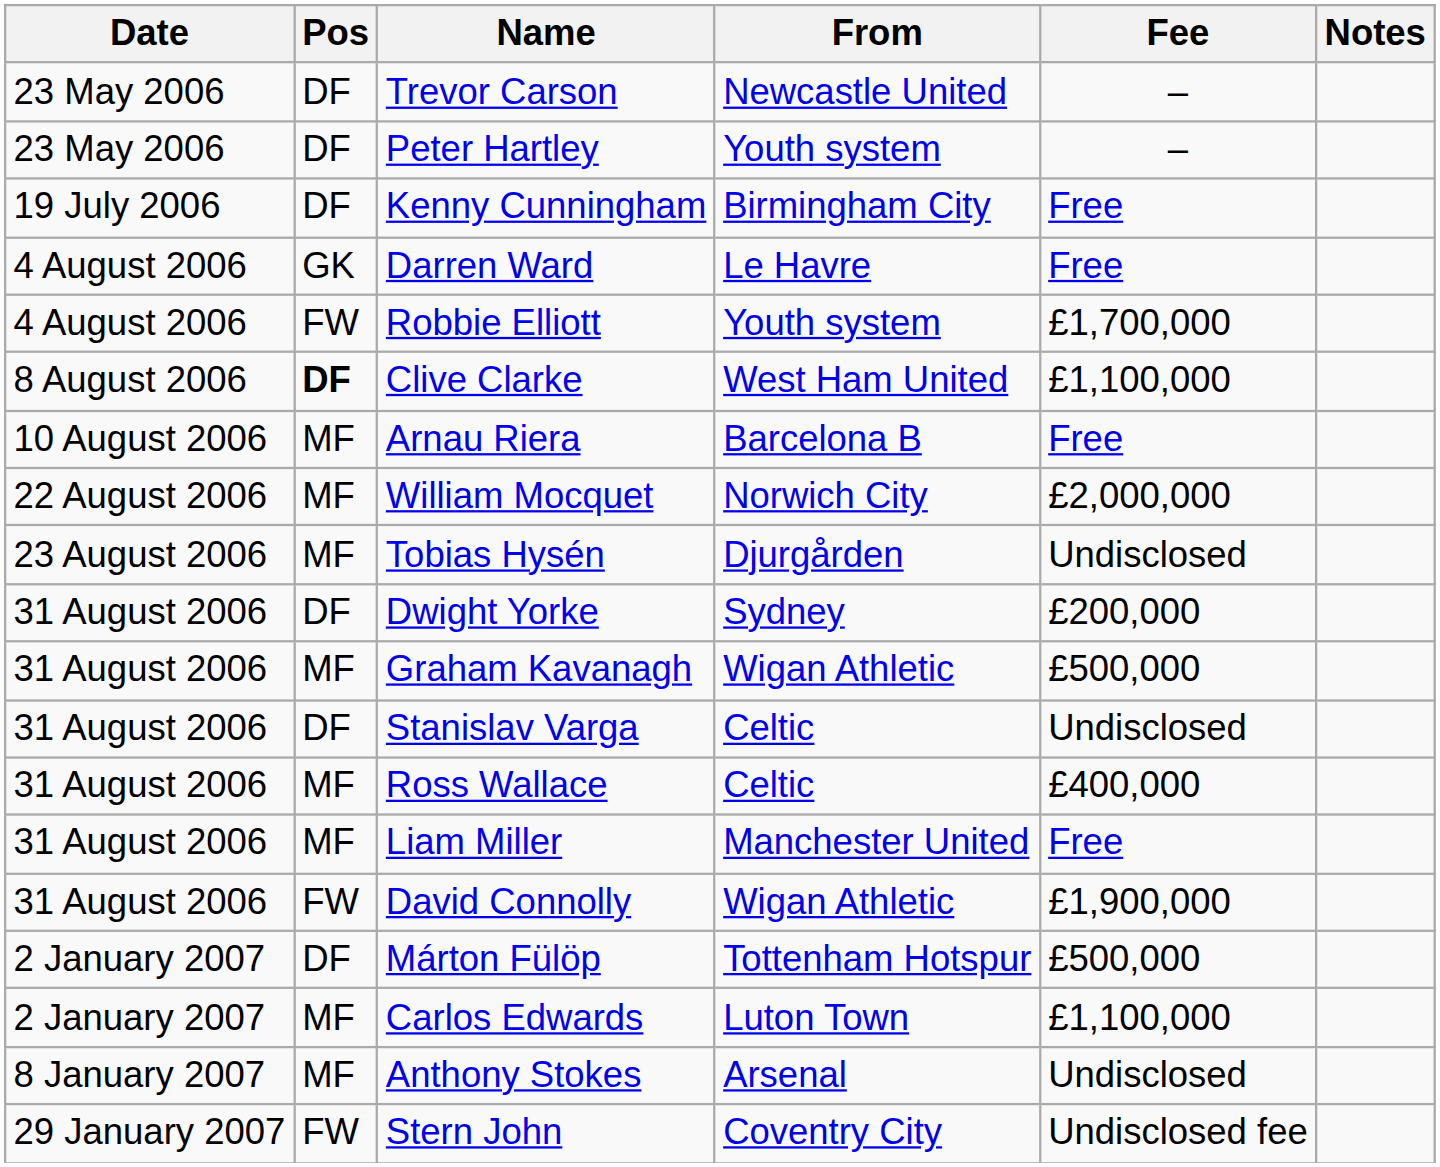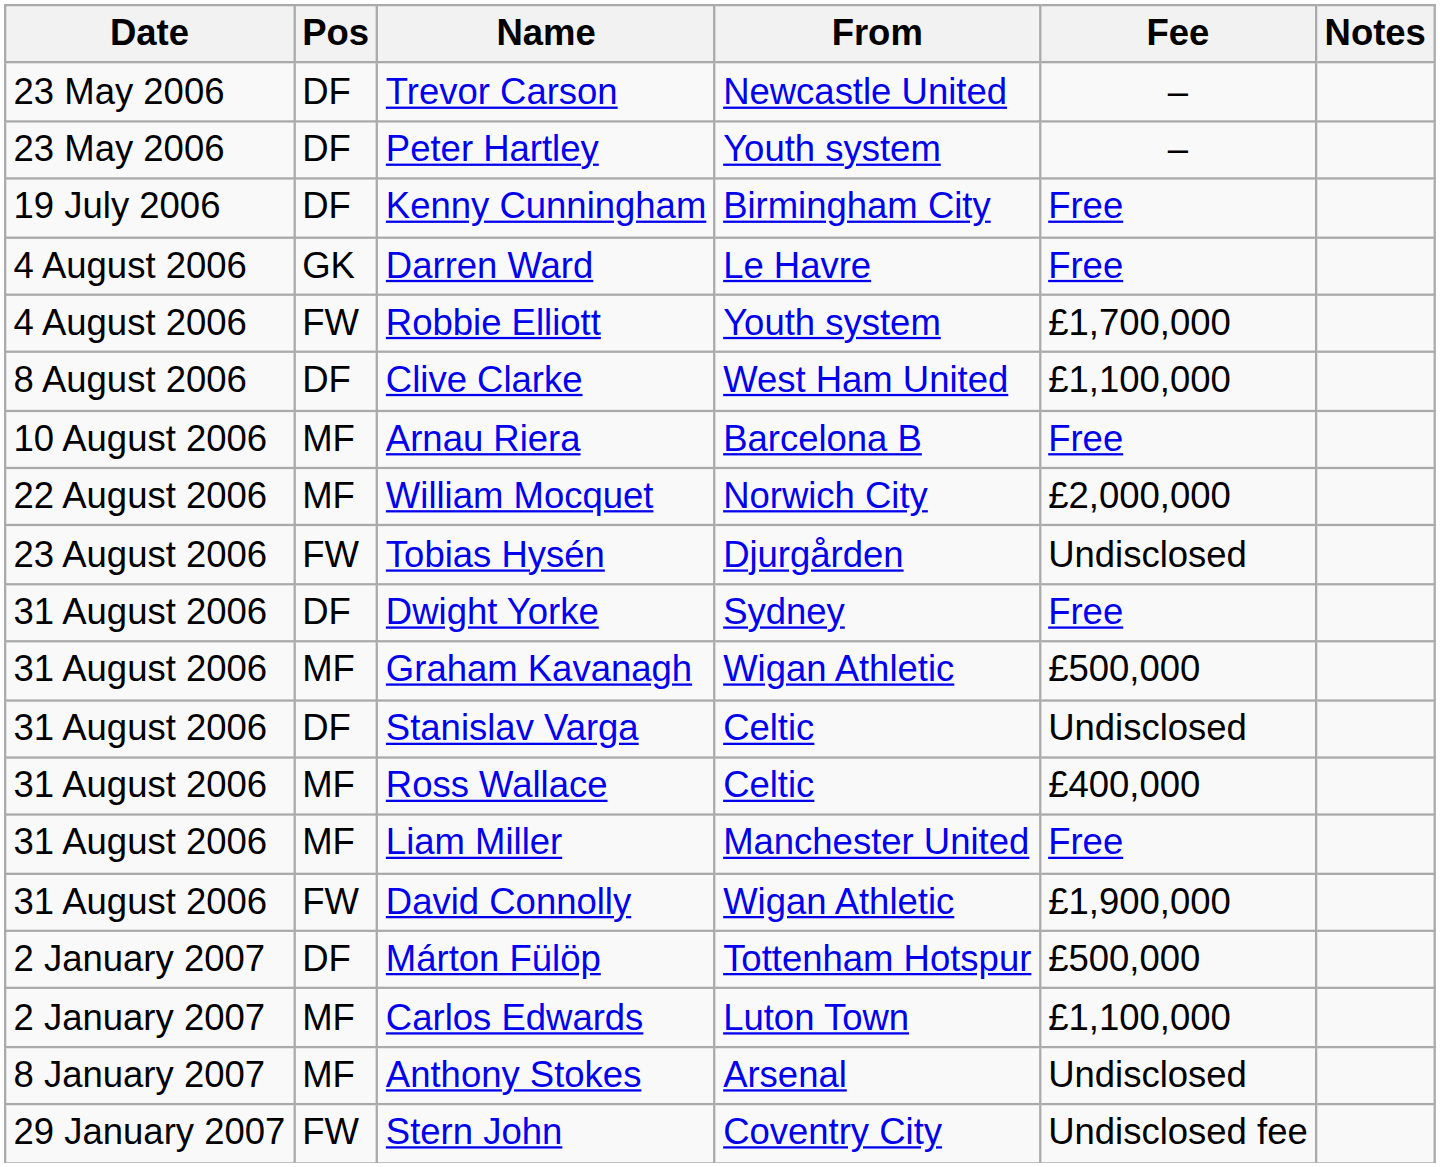(326, 380) bold -> (326, 380) normal
(328, 554) MF -> (331, 554) FW
(1124, 611) £200,000 -> (1086, 611) Free
